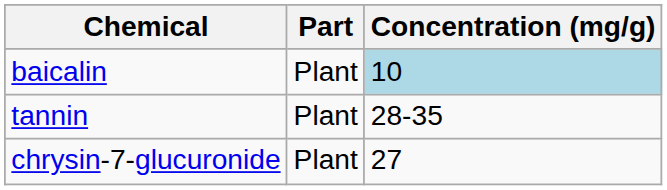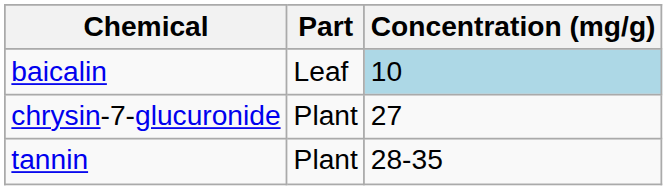(326, 71) Plant -> (321, 71) Leaf
rows swapped: (146, 160) <-> (50, 116)
